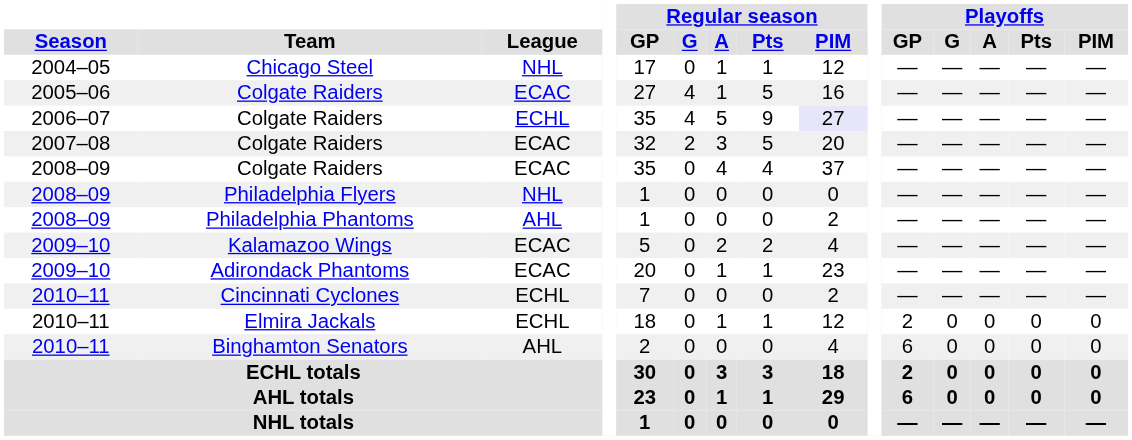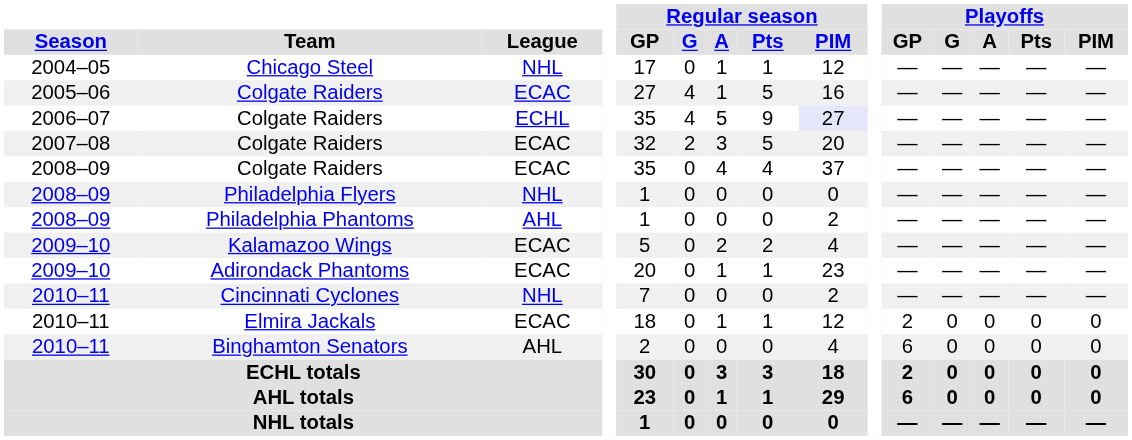(542, 295) ECHL -> (542, 295) NHL
(542, 321) ECHL -> (542, 321) ECAC
